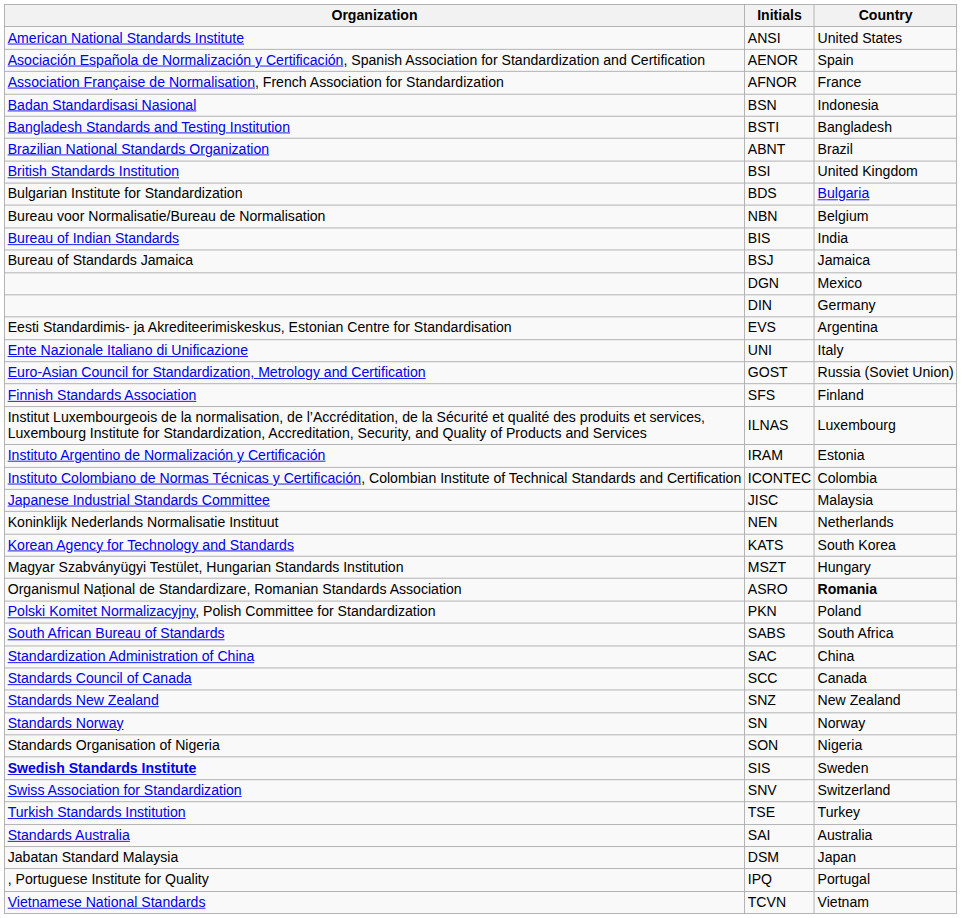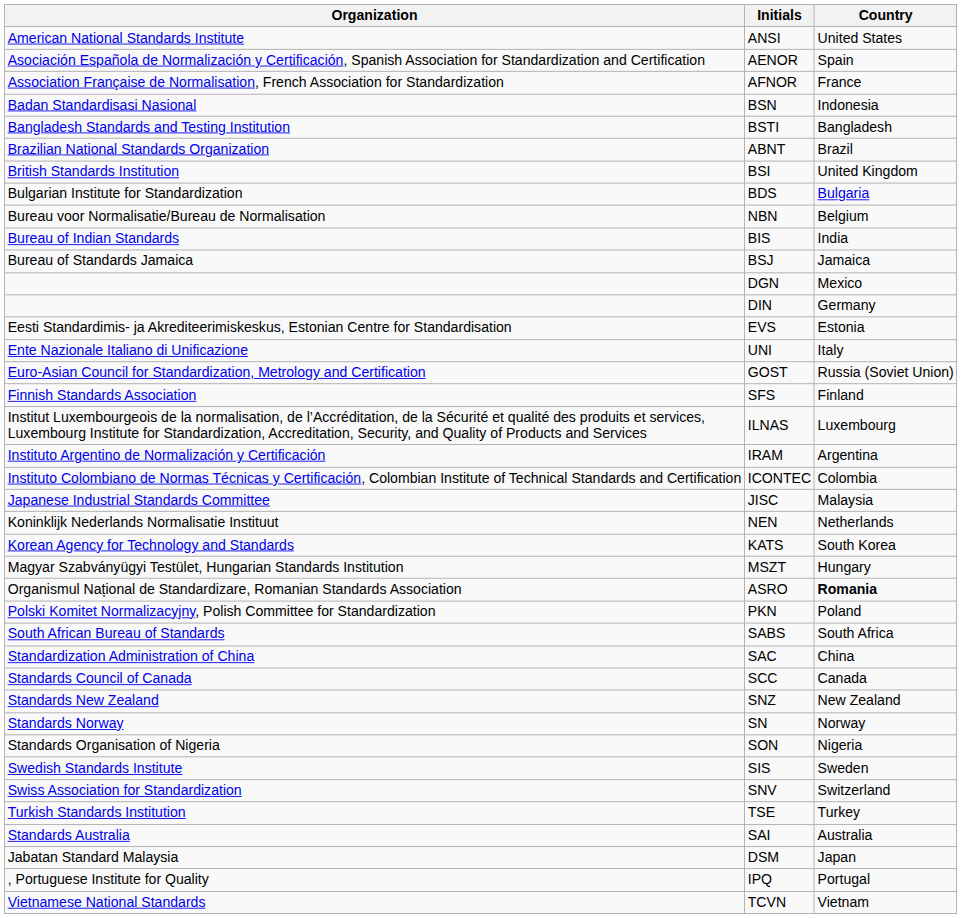(848, 328) Argentina -> (841, 328) Estonia
(841, 455) Estonia -> (848, 455) Argentina
(102, 768) bold -> (95, 768) normal
